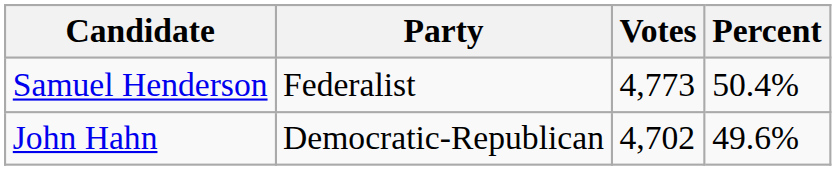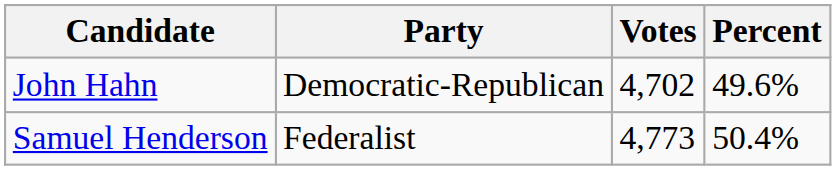rows swapped: (140, 84) <-> (85, 137)
